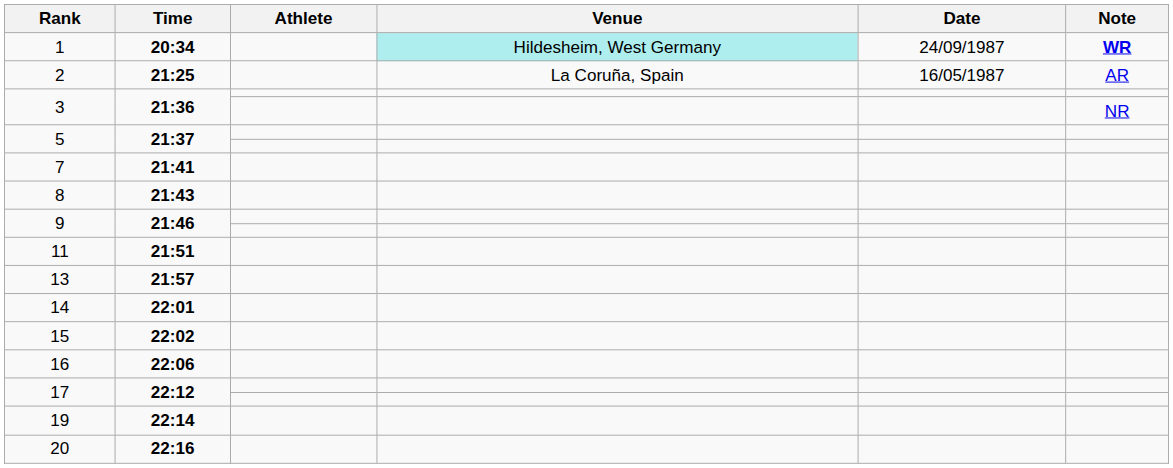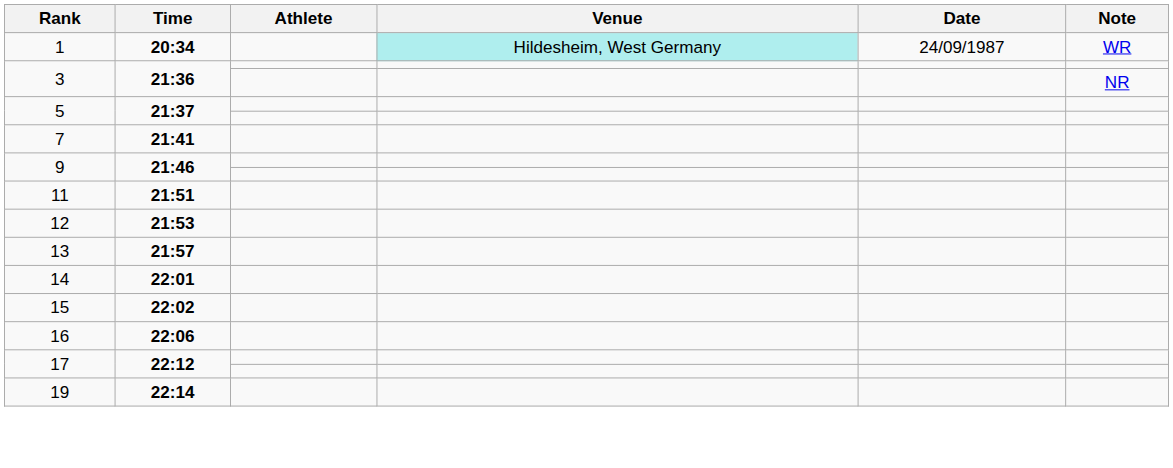(1117, 46) bold -> (1117, 46) normal
- row: (60, 74)
- row: (60, 194)
+ row: (60, 223)
- row: (60, 448)
